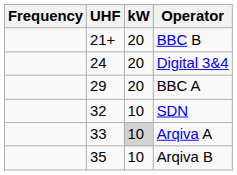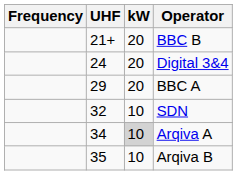(98, 134) 33 -> (98, 134) 34
